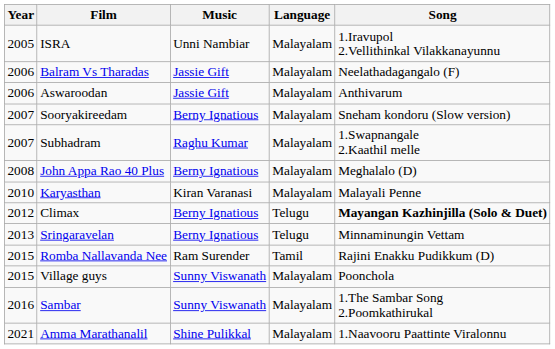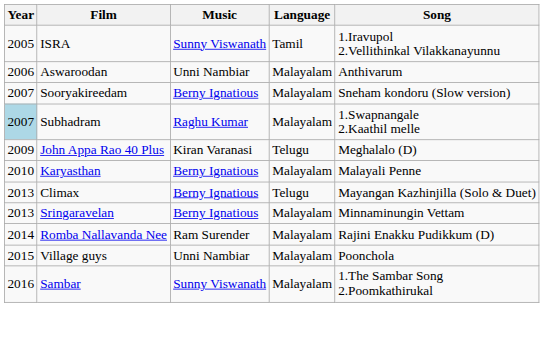(211, 43) Unni Nambiar -> (220, 43) Sunny Viswanath
(302, 43) Malayalam -> (288, 43) Tamil
- row: (94, 72)
(201, 93) Jassie Gift -> (211, 72) Unni Nambiar
(21, 142) no background -> (21, 121) lightblue background
(21, 171) 2008 -> (21, 150) 2009
(216, 171) Berny Ignatious -> (213, 150) Kiran Varanasi
(302, 171) Malayalam -> (291, 150) Telugu
(213, 192) Kiran Varanasi -> (216, 171) Berny Ignatious
(21, 213) 2012 -> (21, 192) 2013
(443, 213) bold -> (437, 192) normal
(291, 234) Telugu -> (302, 213) Malayalam
(21, 255) 2015 -> (21, 234) 2014
(288, 255) Tamil -> (302, 234) Malayalam
(220, 276) Sunny Viswanath -> (211, 255) Unni Nambiar
- row: (94, 333)
